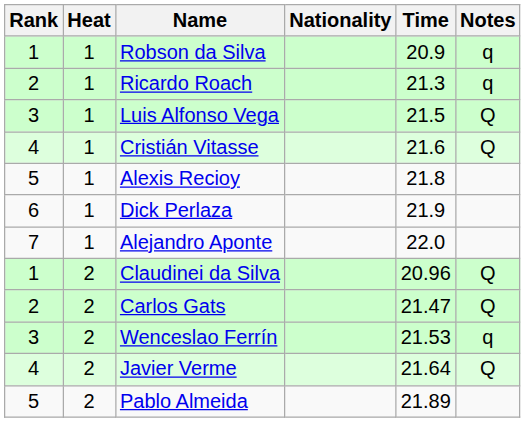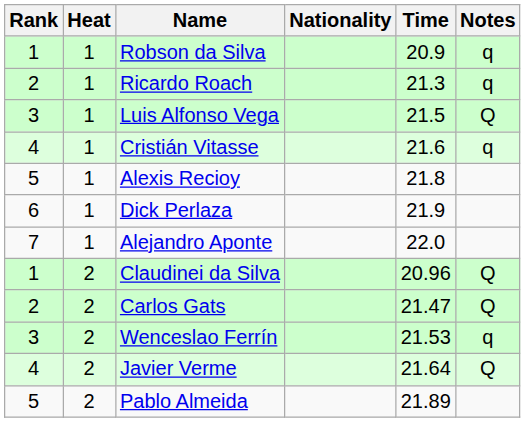(488, 147) Q -> (488, 147) q
